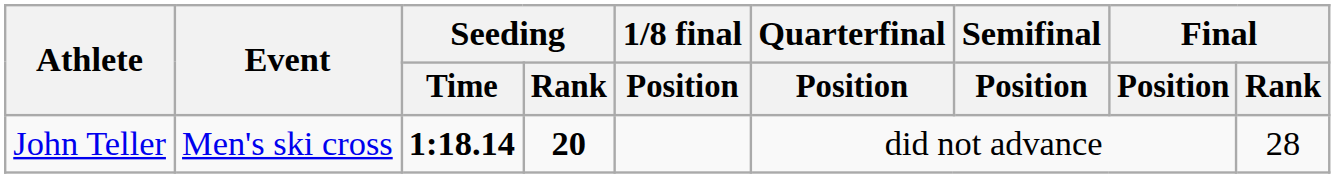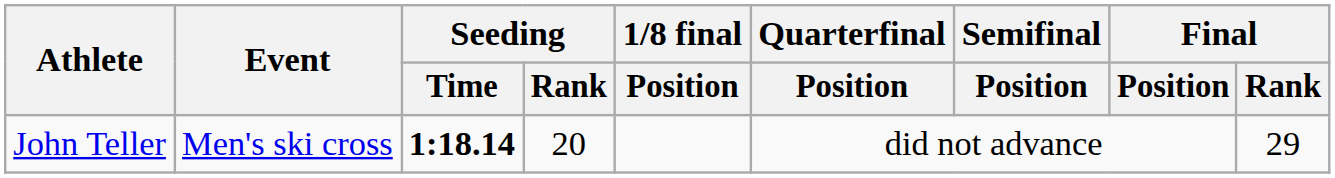(569, 143) bold -> (569, 143) normal
(1283, 143) 28 -> (1283, 143) 29
